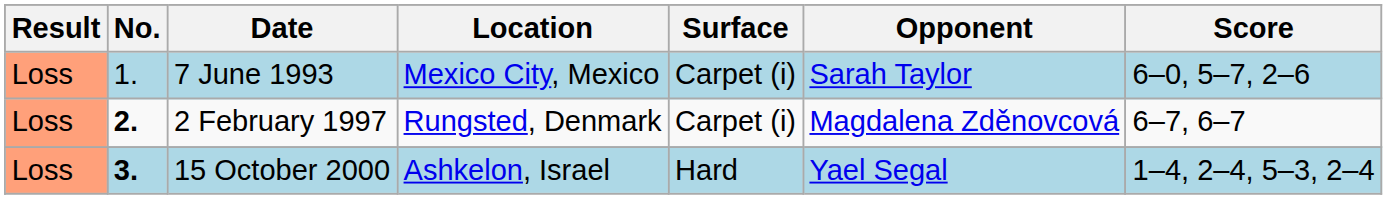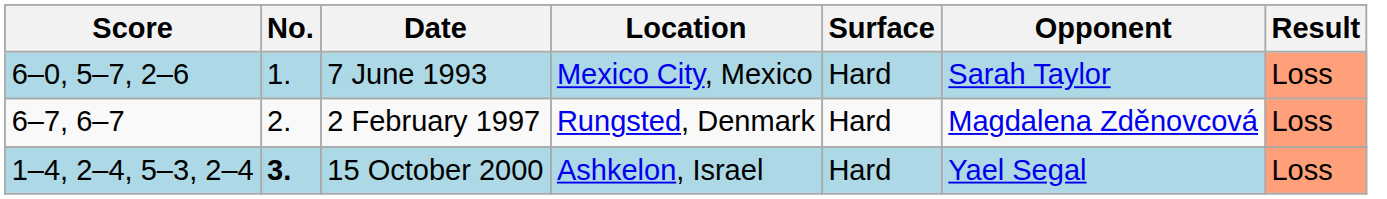columns swapped: (56, 27) <-> (1254, 27)
(736, 74) Carpet (i) -> (860, 74) Hard
(126, 121) bold -> (279, 121) normal
(736, 121) Carpet (i) -> (860, 121) Hard
